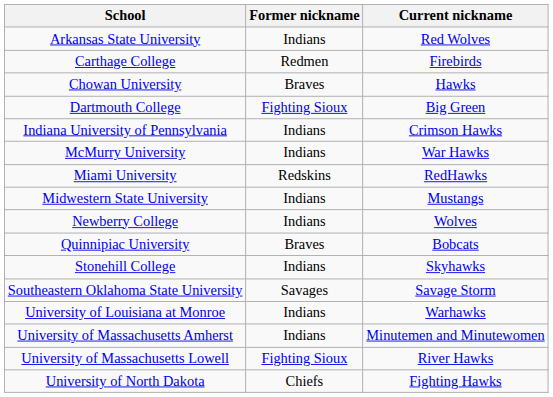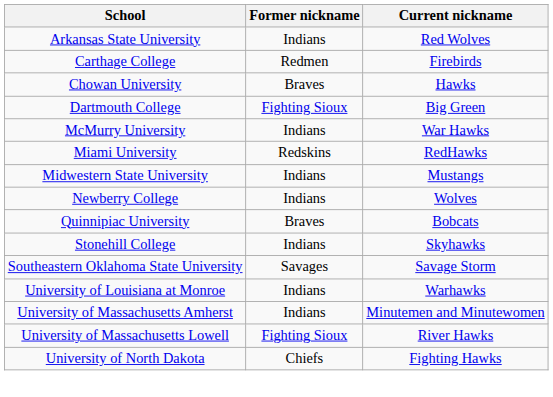- row: (125, 130)
